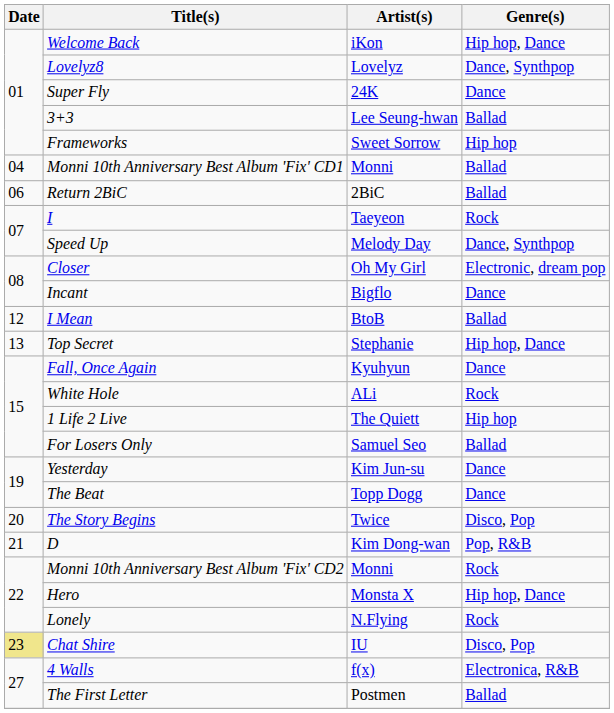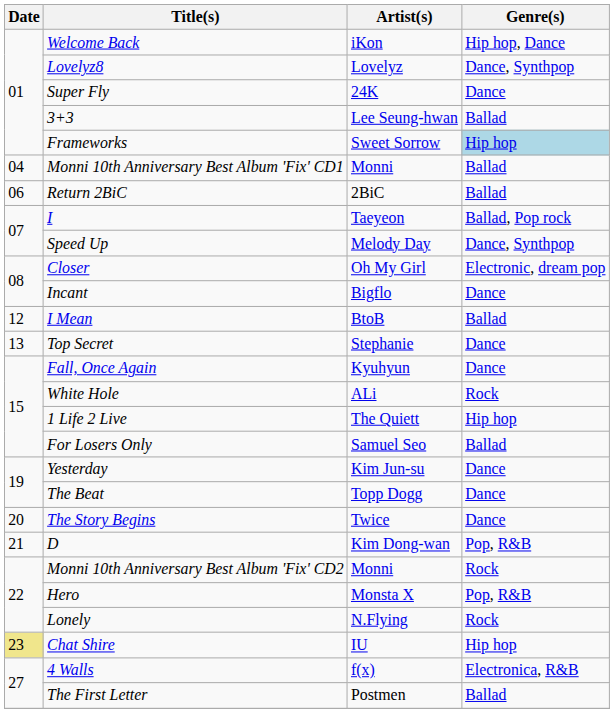(491, 142) no background -> (491, 142) lightblue background
(482, 218) Rock -> (518, 218) Ballad, Pop rock
(515, 343) Hip hop, Dance -> (485, 343) Dance
(500, 519) Disco, Pop -> (485, 519) Dance
(515, 594) Hip hop, Dance -> (498, 594) Pop, R&B
(500, 645) Disco, Pop -> (491, 645) Hip hop
